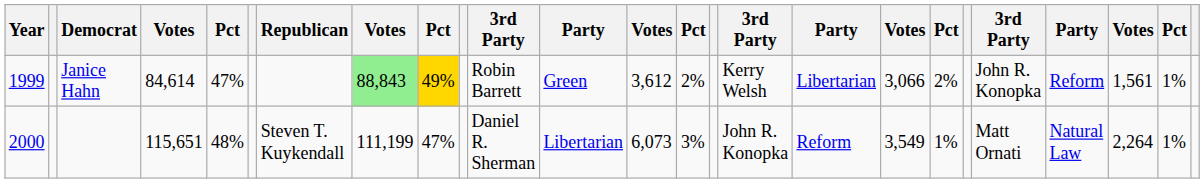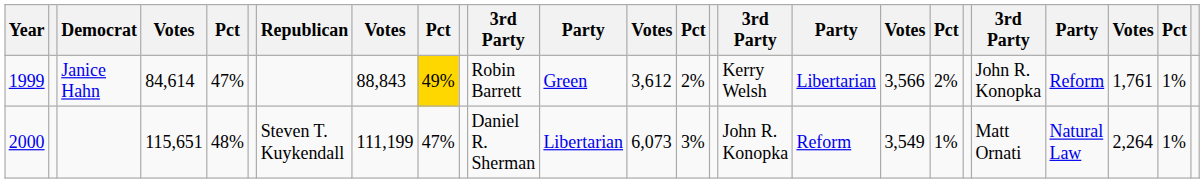(381, 80) lightgreen background -> (381, 80) no background
(905, 80) 3,066 -> (905, 80) 3,566
(1133, 80) 1,561 -> (1133, 80) 1,761
